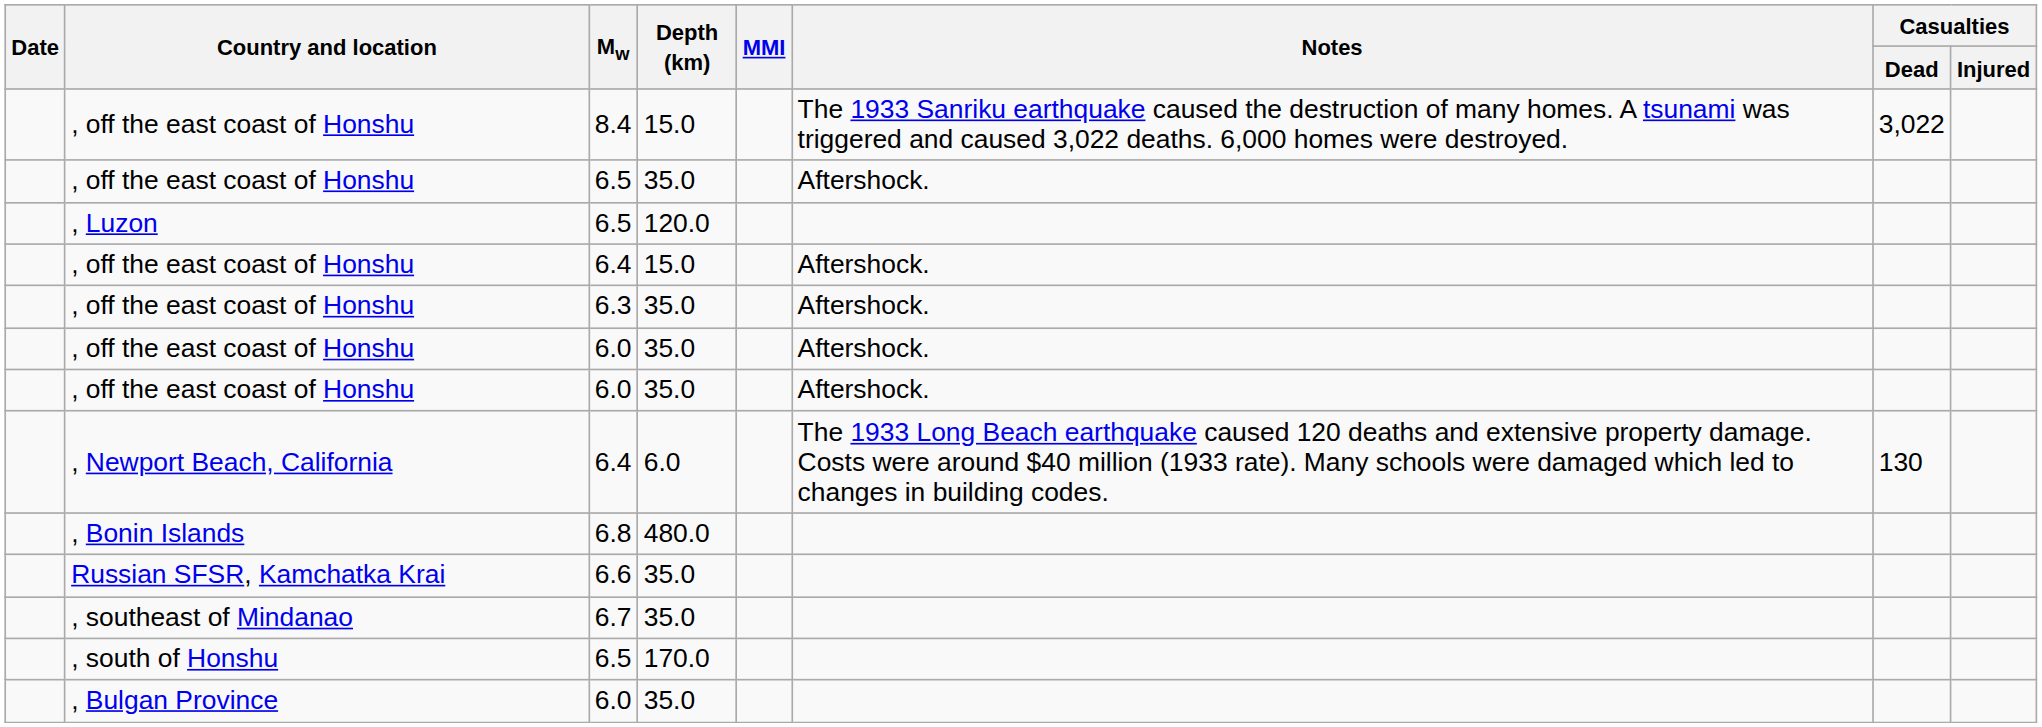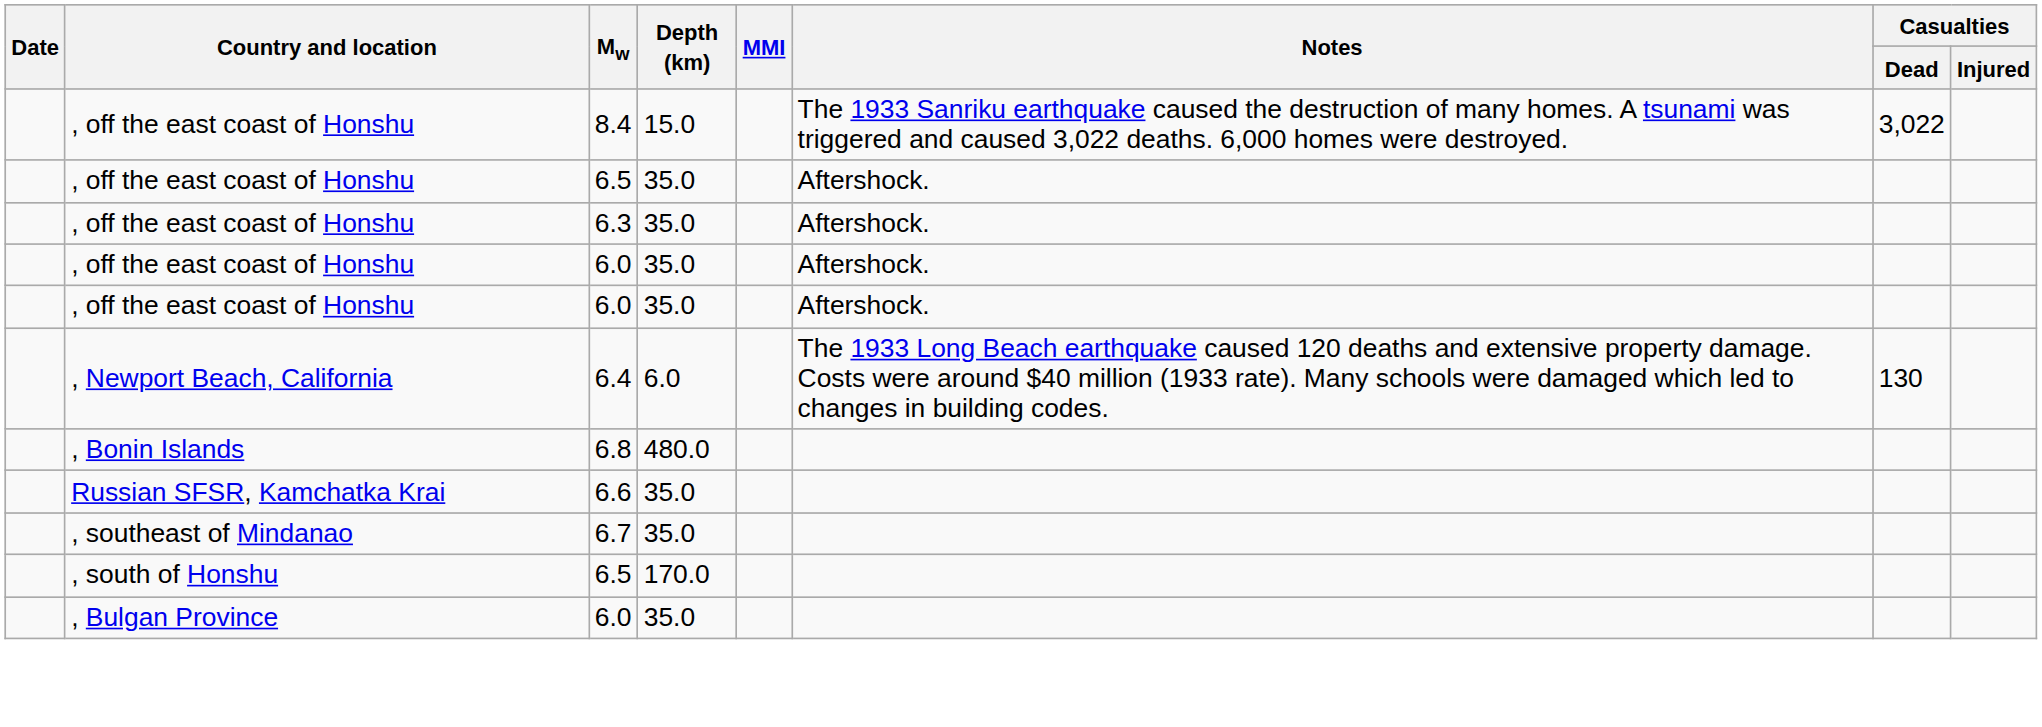- row: (114, 222)
- row: (243, 264)
